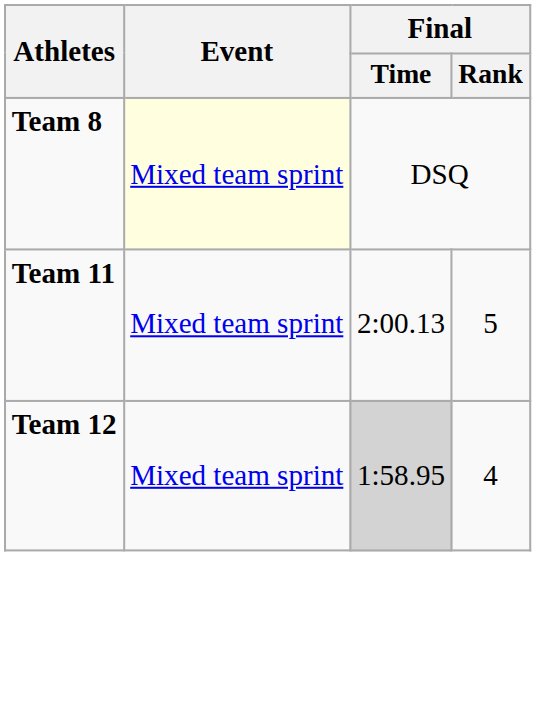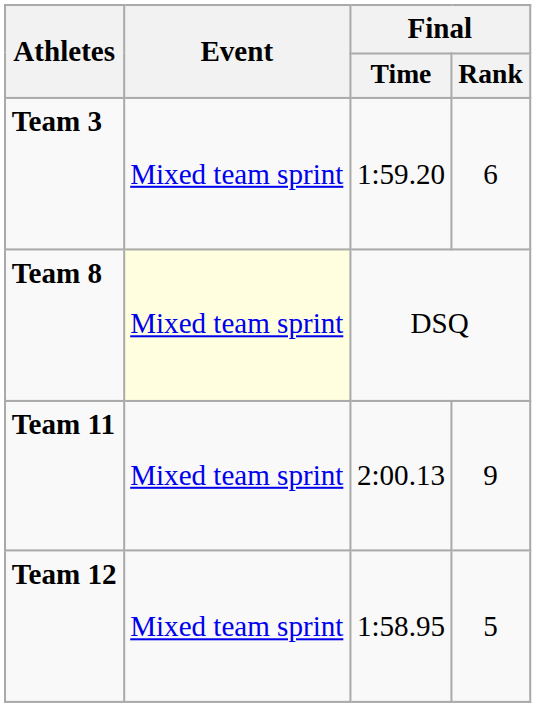+ row: (57, 122)
(491, 324) 5 -> (491, 475) 9
(401, 475) lightgrey background -> (401, 626) no background
(491, 475) 4 -> (491, 626) 5
